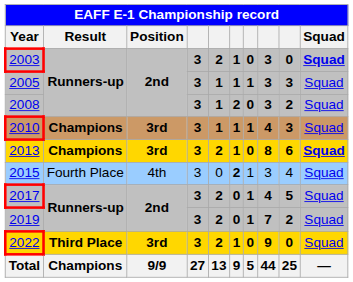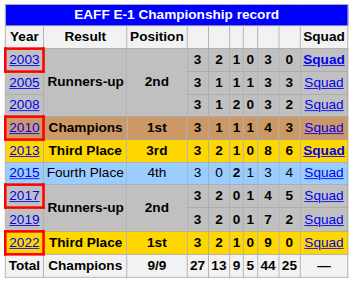(157, 128) 3rd -> (157, 128) 1st
(85, 151) Champions -> (85, 151) Third Place
(157, 242) 3rd -> (157, 242) 1st
